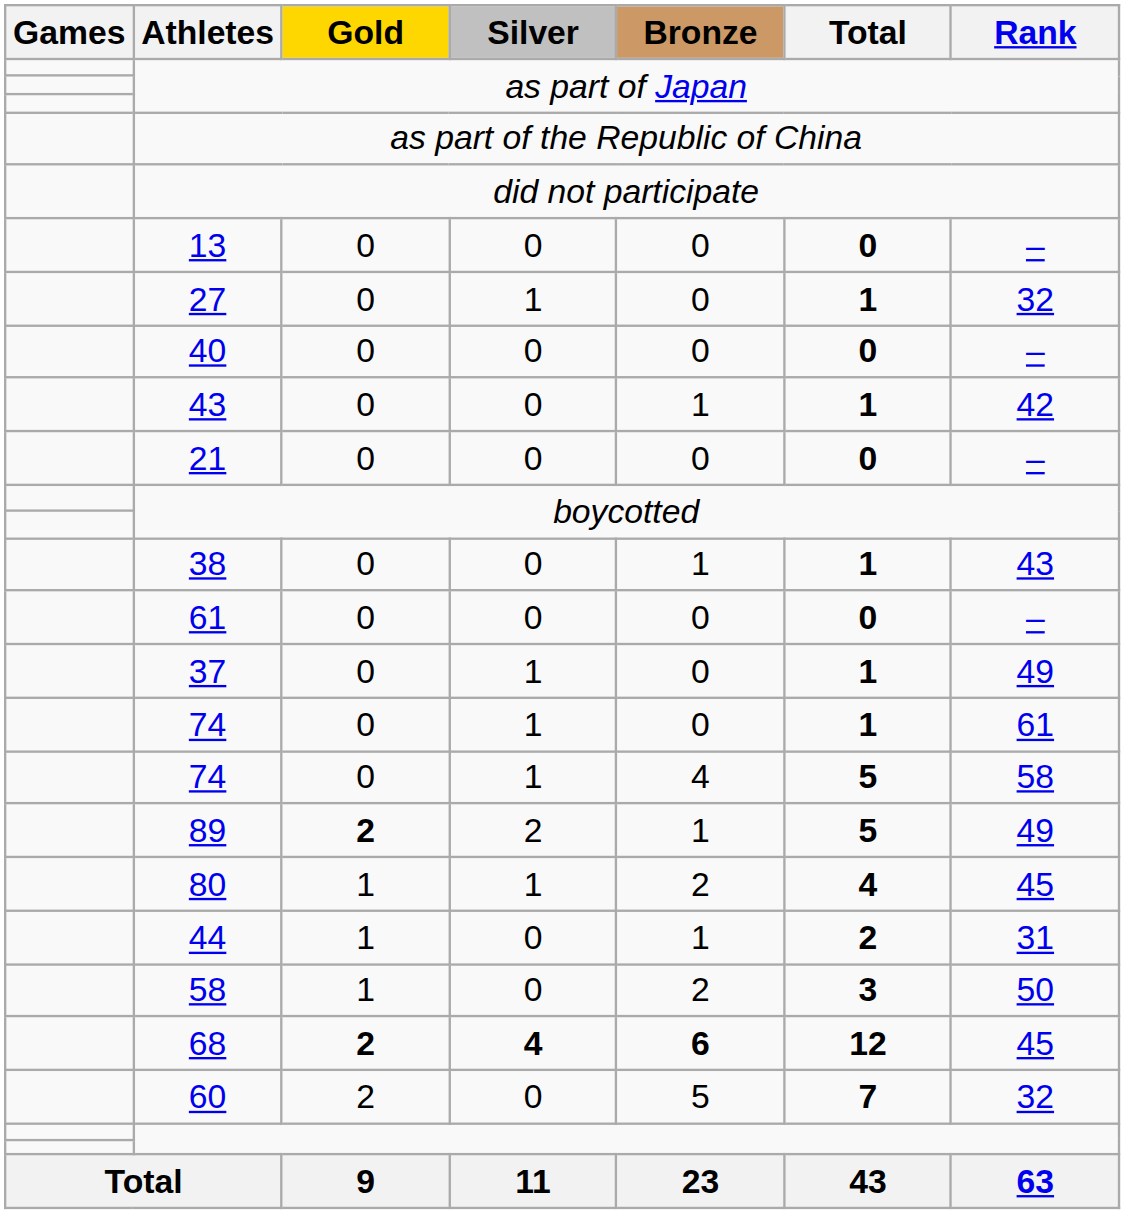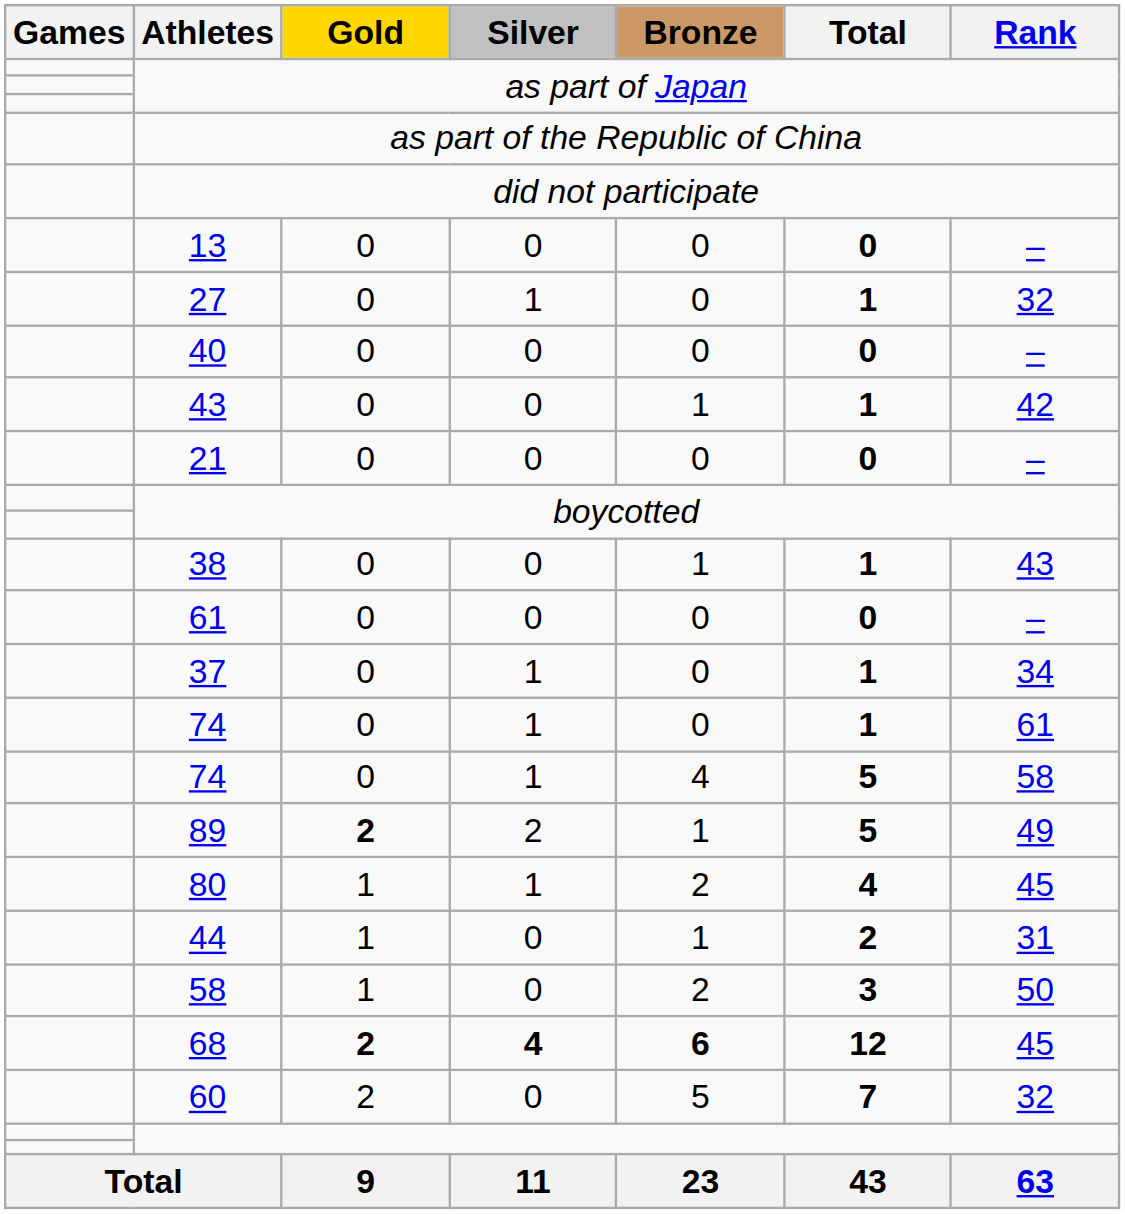(1035, 671) 49 -> (1035, 671) 34
